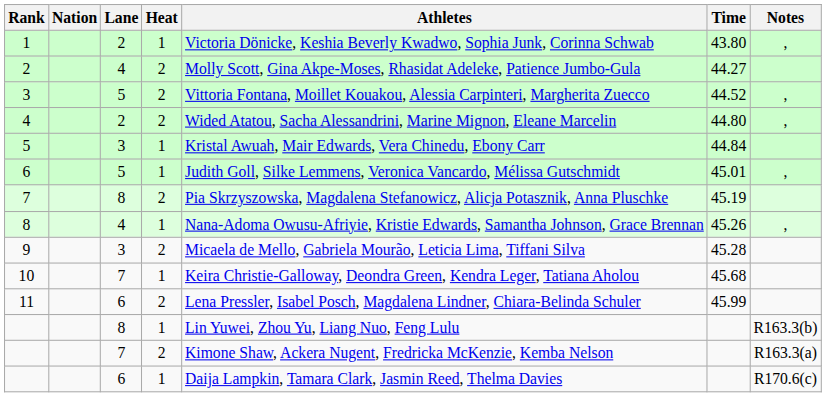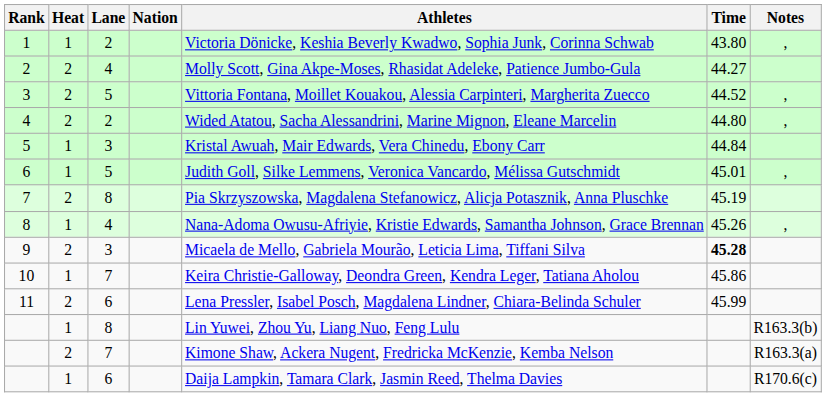columns swapped: (162, 17) <-> (75, 17)
(729, 249) normal -> (729, 249) bold
(729, 275) 45.68 -> (729, 275) 45.86
